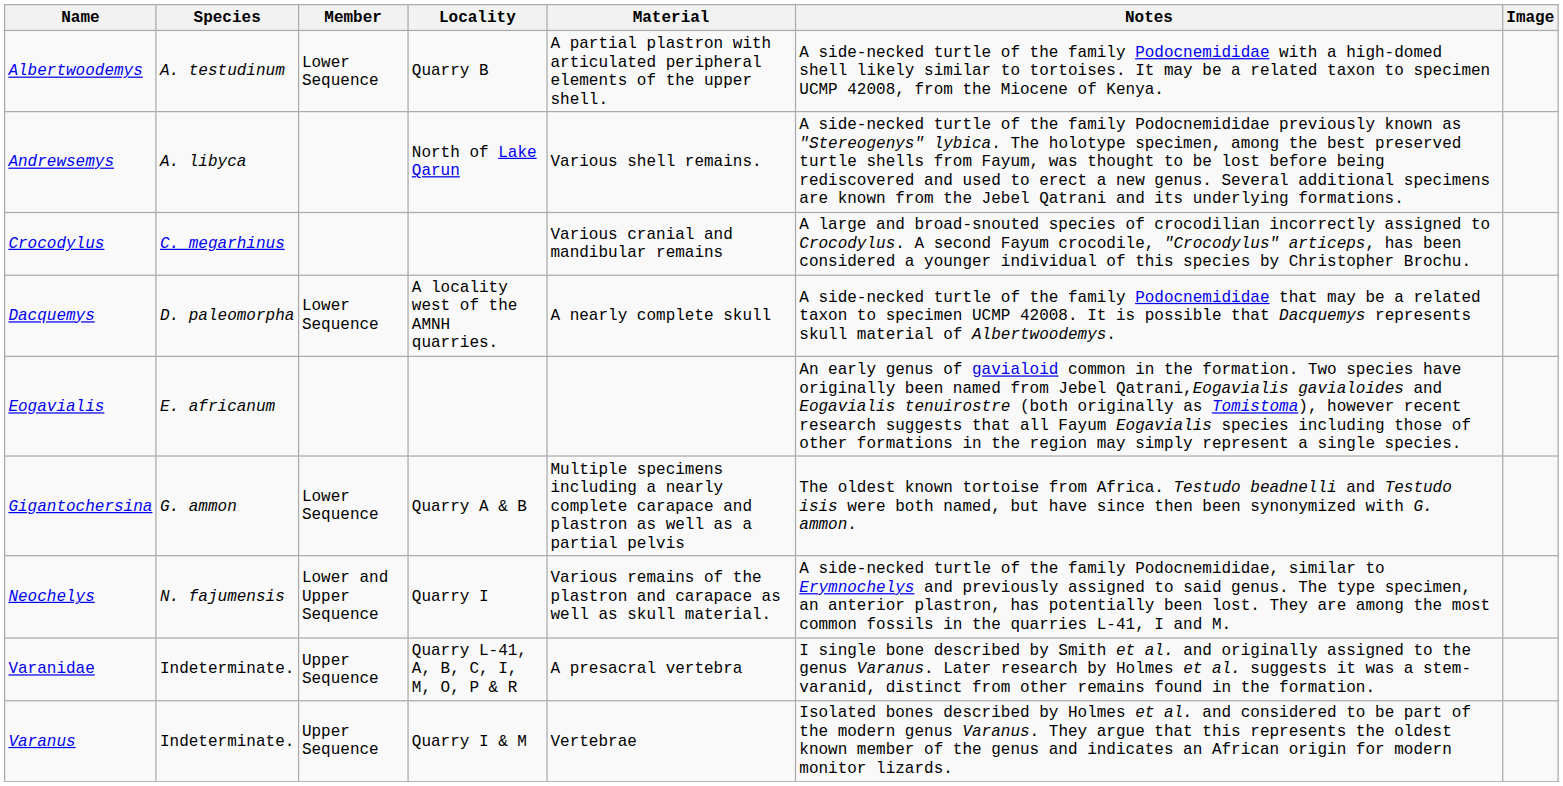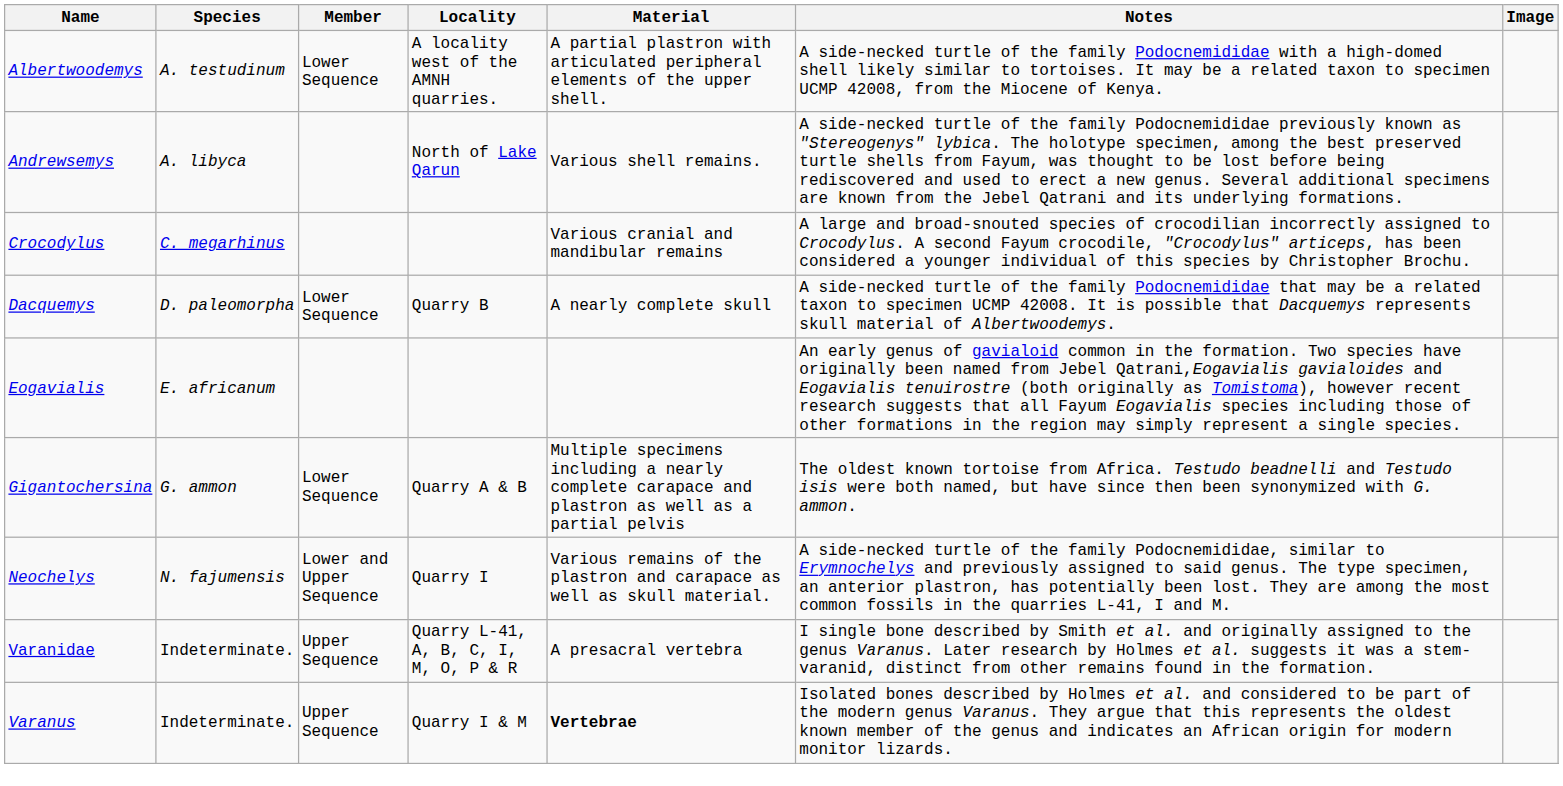(450, 71) Quarry B -> (465, 71) A locality west of the AMNH quarries.
(465, 316) A locality west of the AMNH quarries. -> (450, 306) Quarry B
(594, 741) normal -> (594, 723) bold
